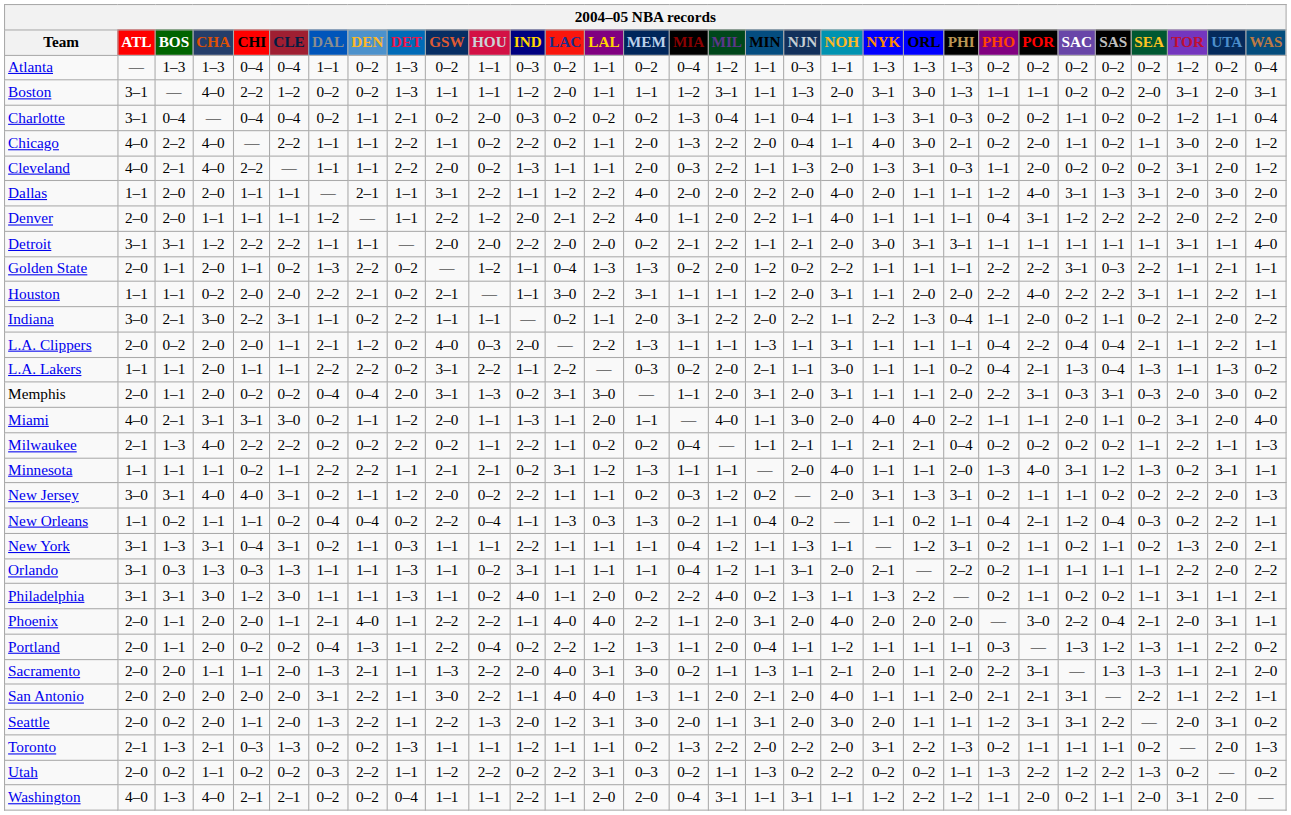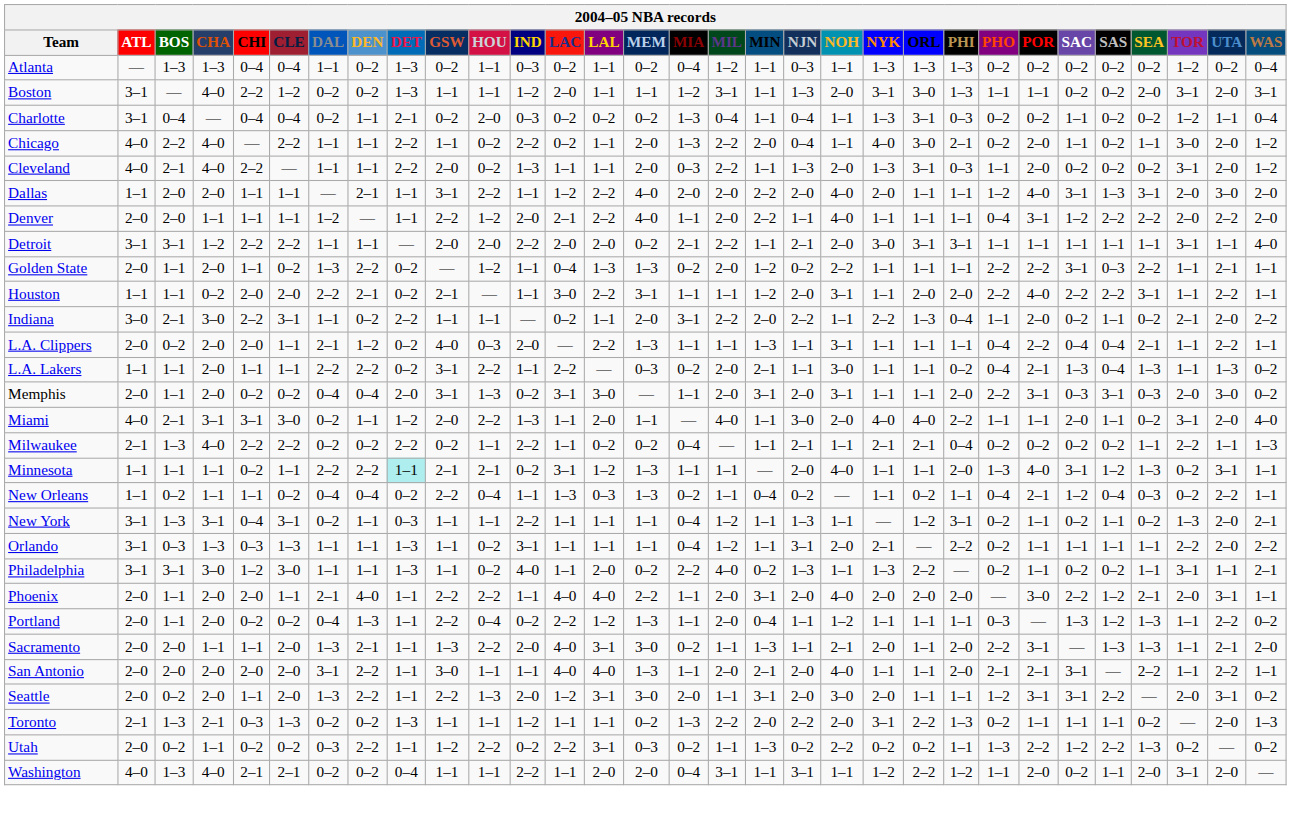(489, 420) 1–1 -> (489, 420) 2–2
(406, 470) no background -> (406, 470) paleturquoise background
- row: (43, 495)
(1113, 621) 0–4 -> (1113, 596) 1–2
(489, 697) 2–2 -> (489, 672) 1–1
